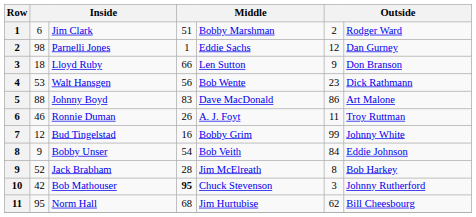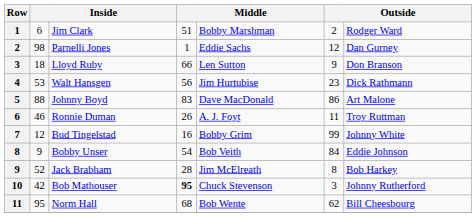(222, 82) Bob Wente -> (229, 82) Jim Hurtubise
(229, 204) Jim Hurtubise -> (222, 204) Bob Wente
